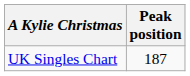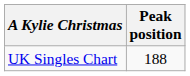(156, 58) 187 -> (156, 58) 188
